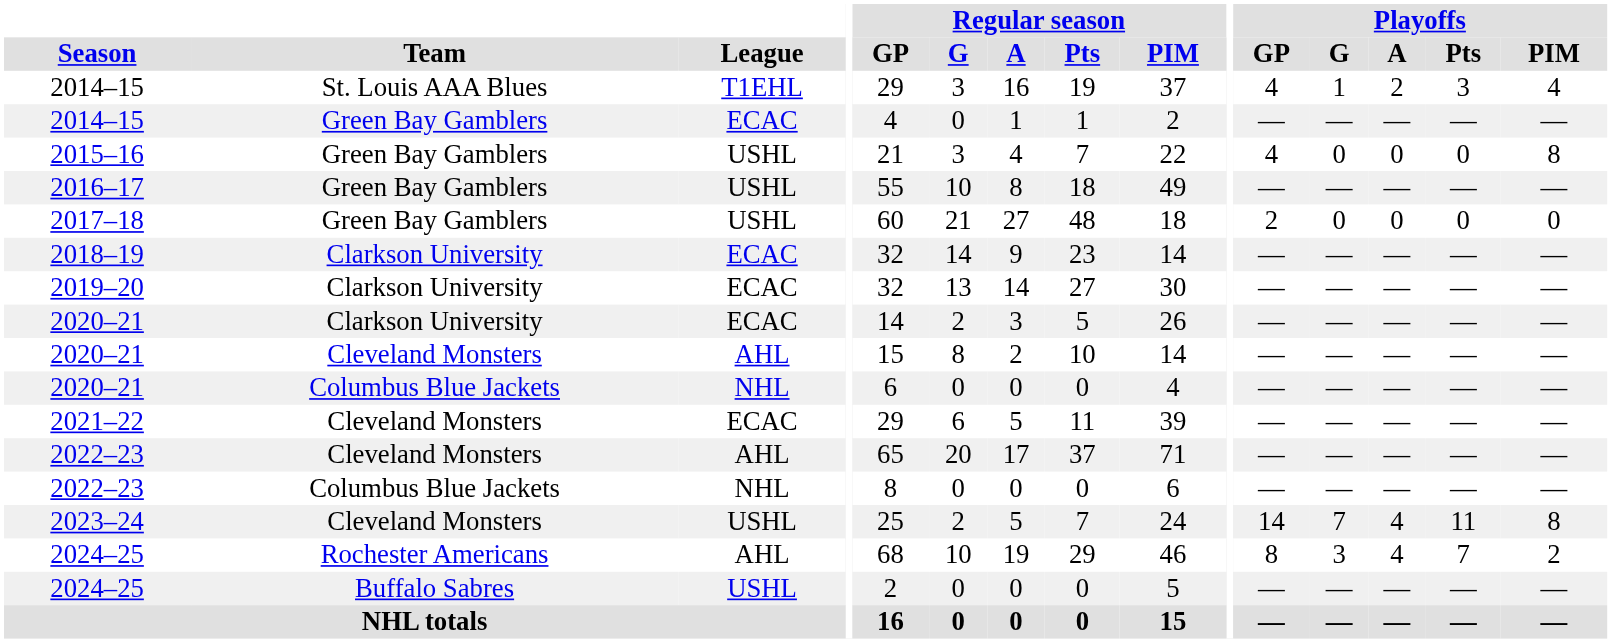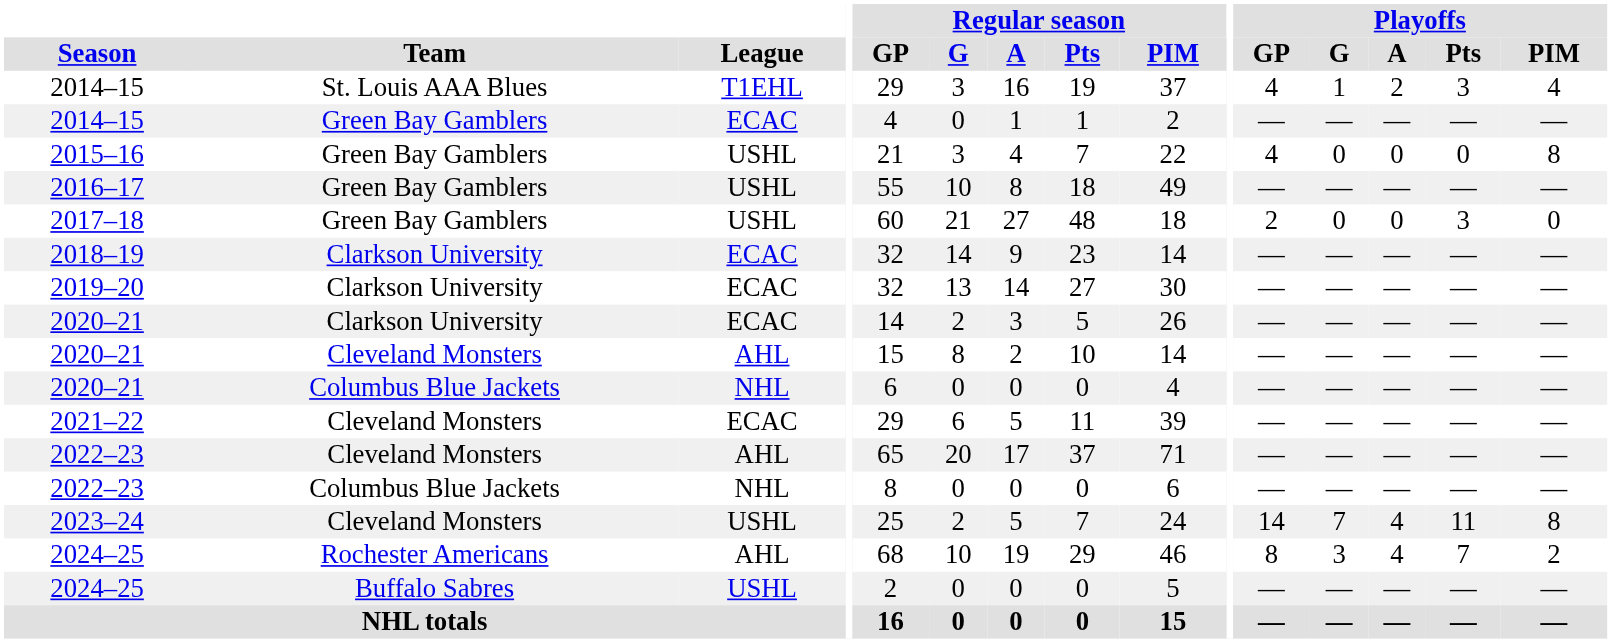(1463, 220) 0 -> (1463, 220) 3
